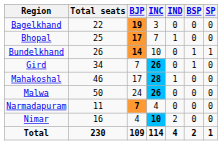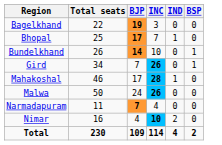- column: (210, 11)
